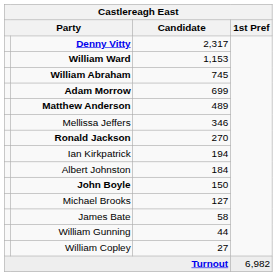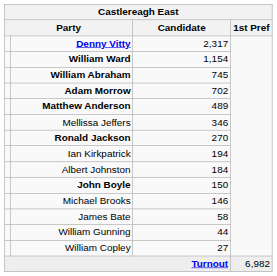(216, 59) 1,153 -> (216, 59) 1,154
(220, 91) 699 -> (220, 91) 702
(220, 201) 127 -> (220, 201) 146
